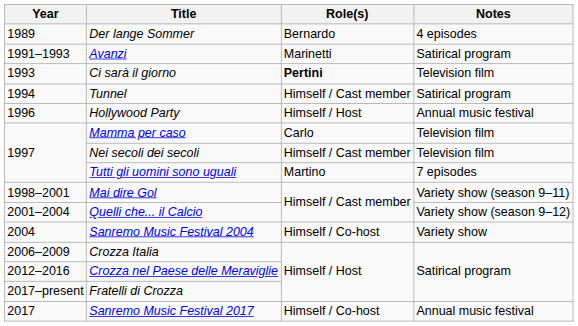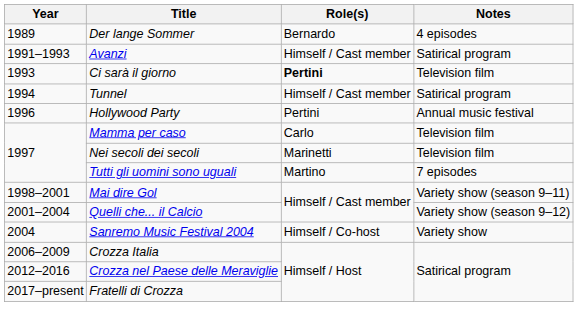(308, 53) Marinetti -> (347, 53) Himself / Cast member
(323, 113) Himself / Host -> (301, 113) Pertini
(347, 152) Himself / Cast member -> (308, 152) Marinetti
- row: (172, 311)
